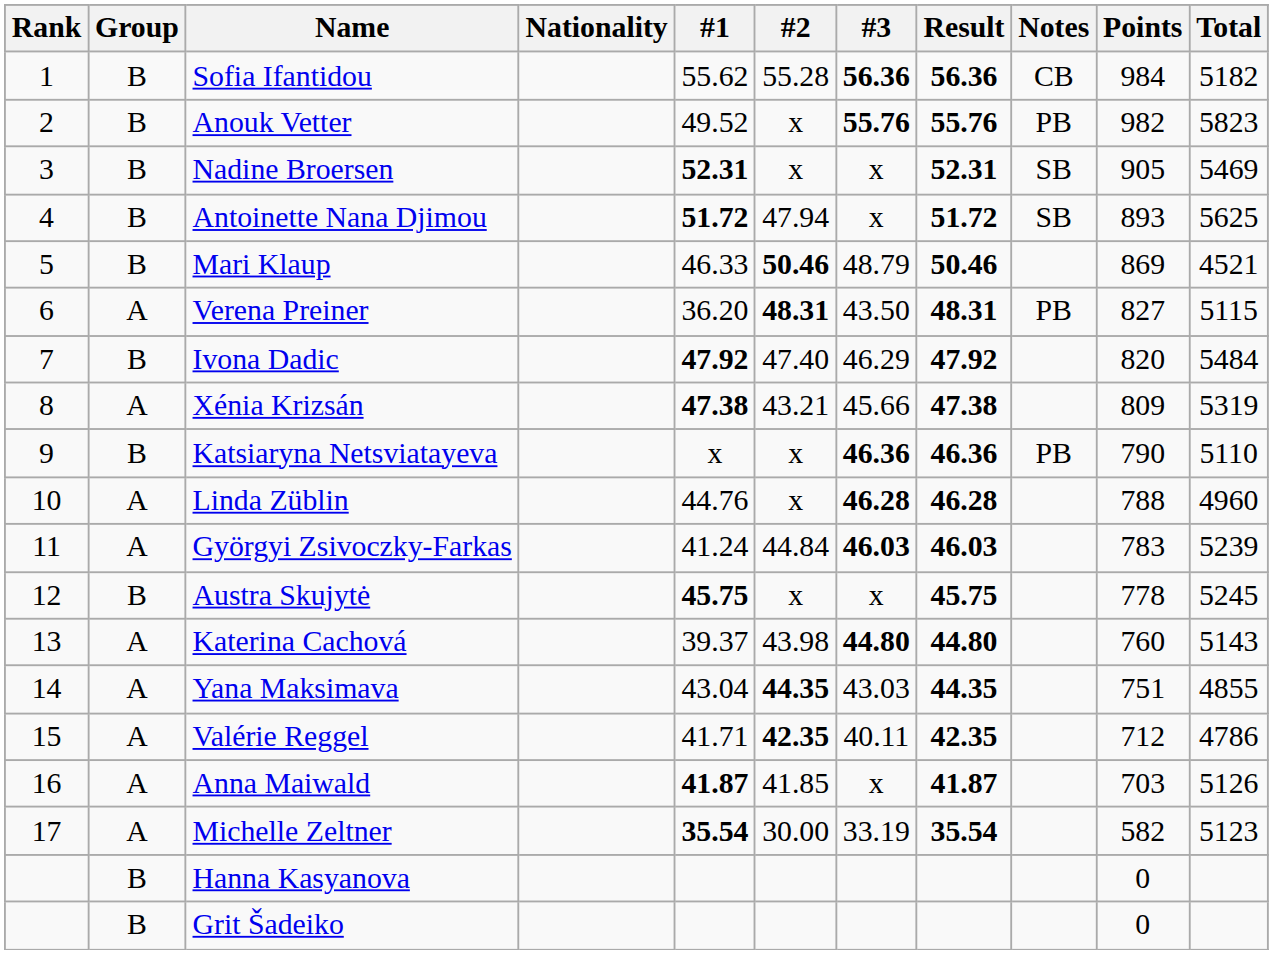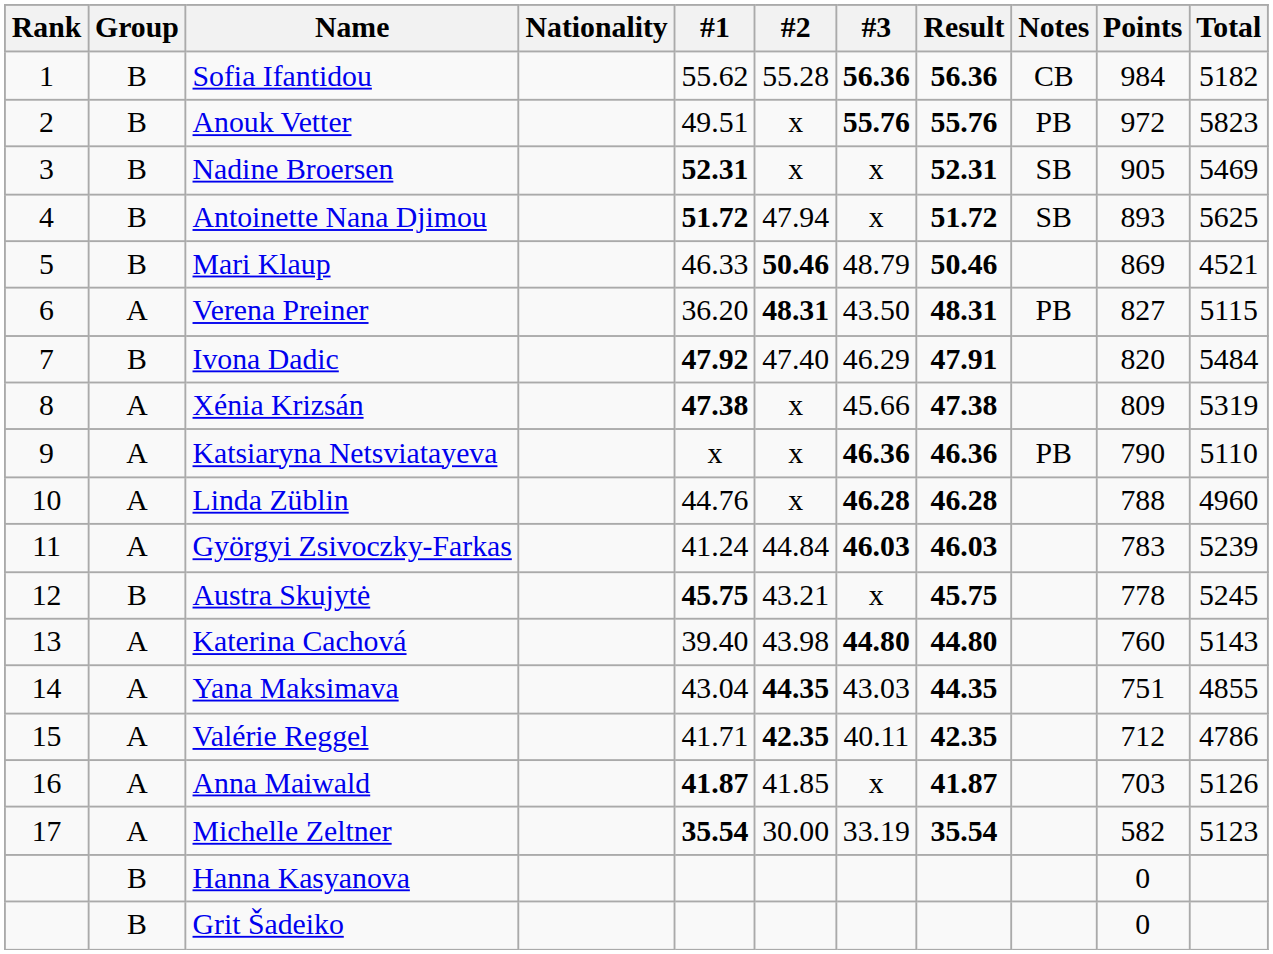(715, 122) 49.52 -> (715, 122) 49.51
(1143, 122) 982 -> (1143, 122) 972
(964, 358) 47.92 -> (964, 358) 47.91
(796, 405) 43.21 -> (796, 405) x
(137, 452) B -> (137, 452) A
(796, 594) x -> (796, 594) 43.21
(715, 641) 39.37 -> (715, 641) 39.40
